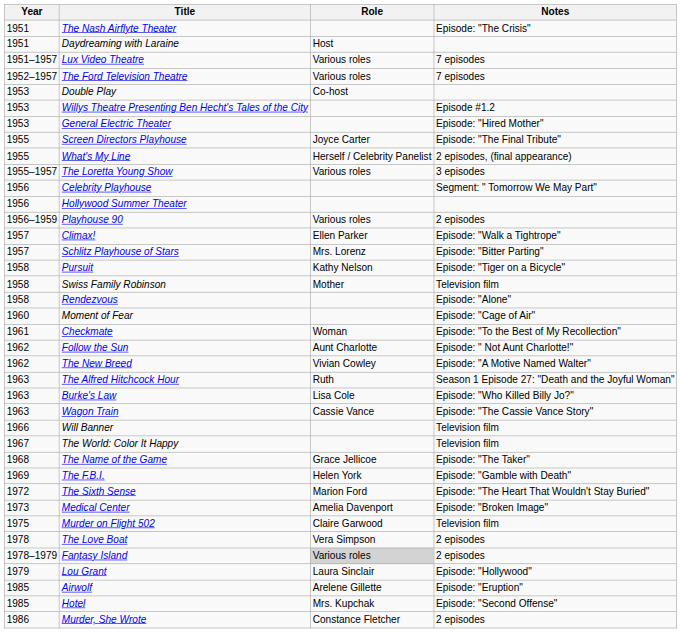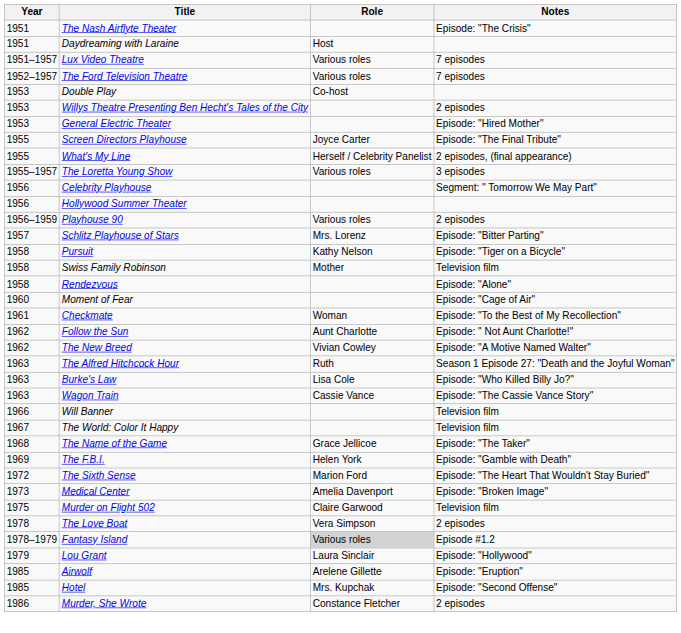(466, 108) Episode #1.2 -> (460, 108) 2 episodes
- row: (79, 236)
(460, 556) 2 episodes -> (466, 540) Episode #1.2
